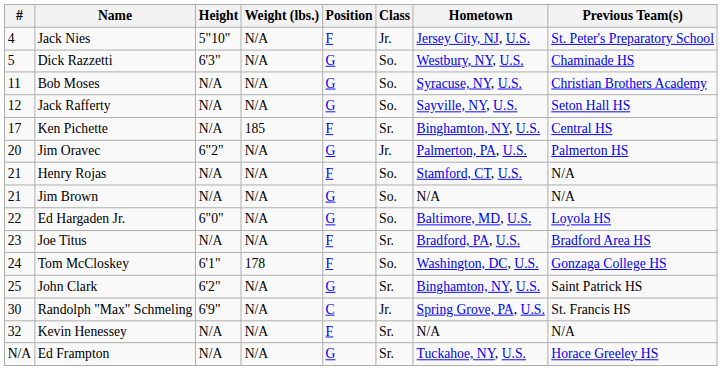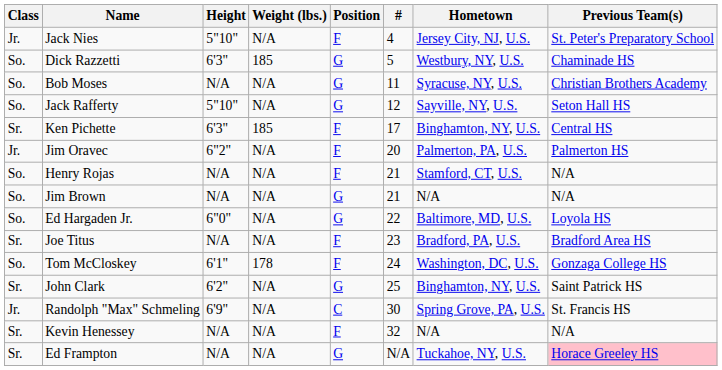columns swapped: (19, 16) <-> (395, 16)
(256, 61) N/A -> (263, 61) 185
(211, 106) N/A -> (222, 106) 5"10"
(211, 128) N/A -> (217, 128) 6'3"
(330, 151) G -> (337, 151) F
(605, 354) no background -> (605, 354) pink background
